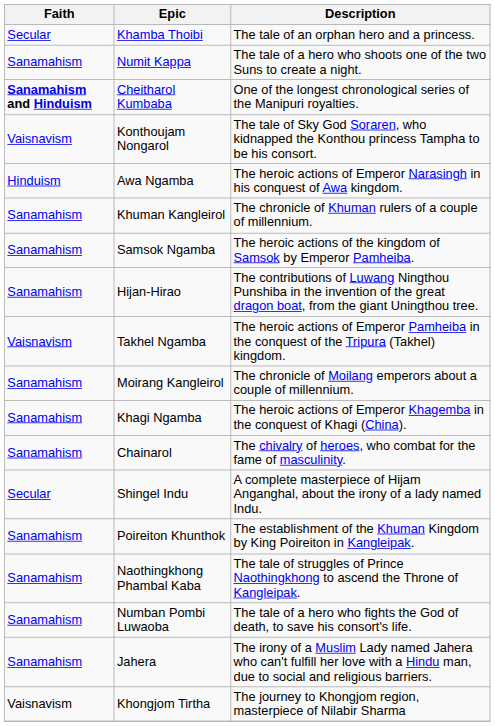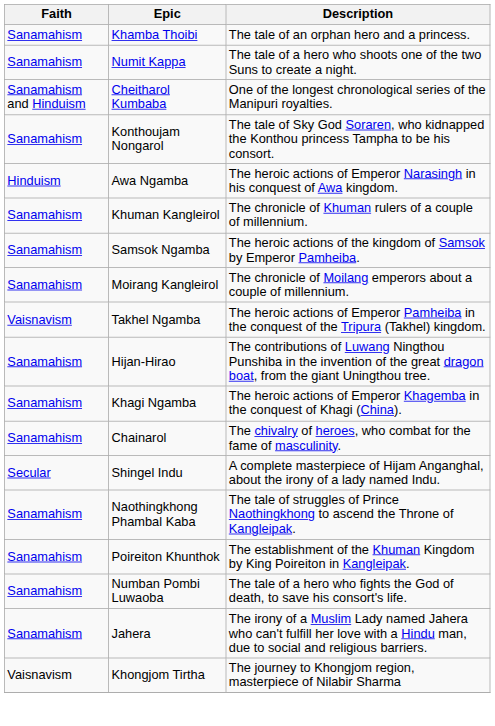(29, 34) Secular -> (45, 34) Sanamahism
(50, 97) bold -> (46, 97) normal
(40, 139) Vaisnavism -> (45, 139) Sanamahism
rows swapped: (149, 292) <-> (170, 383)
rows swapped: (171, 536) <-> (160, 578)
